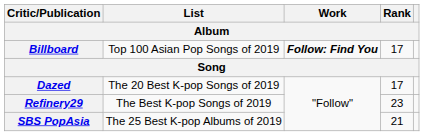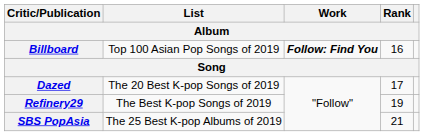(397, 49) 17 -> (397, 49) 16
(397, 103) 23 -> (397, 103) 19
